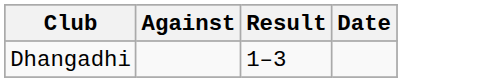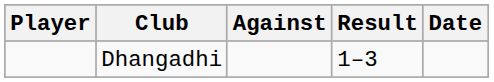+ column: (50, 23)
